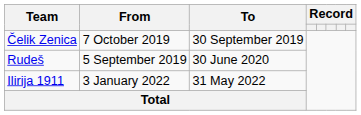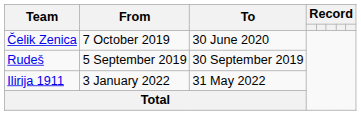(248, 40) 30 September 2019 -> (231, 40) 30 June 2020
(231, 60) 30 June 2020 -> (248, 60) 30 September 2019
